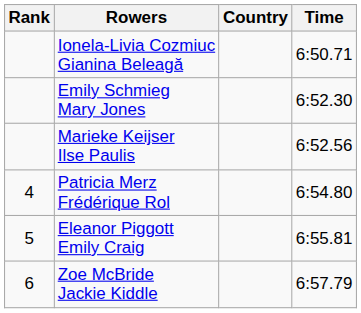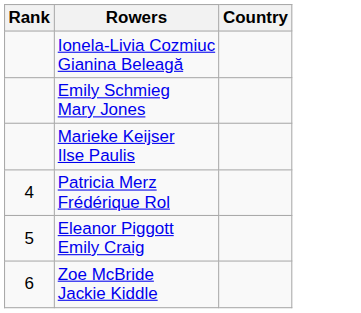- column: (324, 17)
